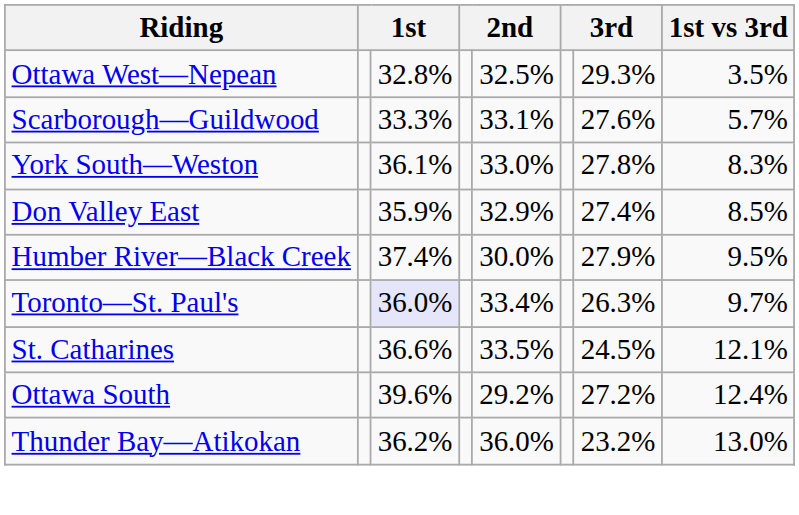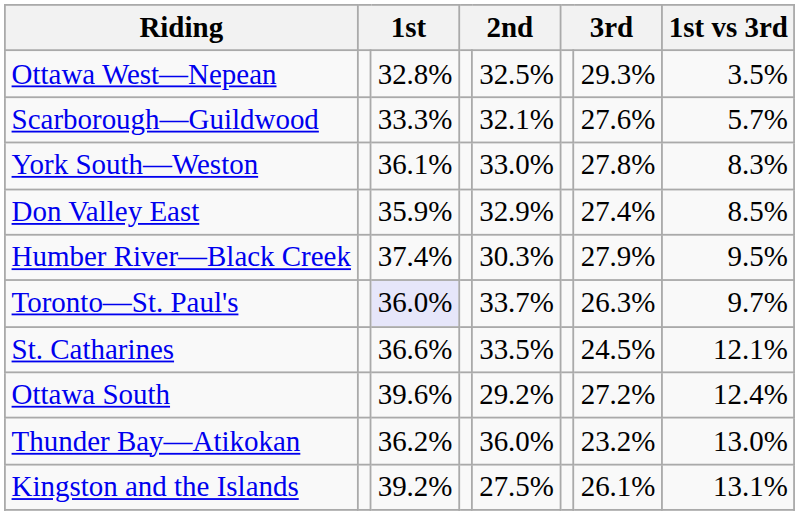(517, 119) 33.1% -> (517, 119) 32.1%
(517, 257) 30.0% -> (517, 257) 30.3%
(517, 303) 33.4% -> (517, 303) 33.7%
+ row: (155, 486)
